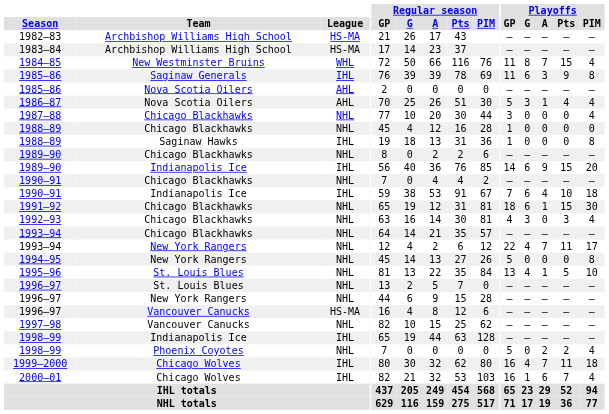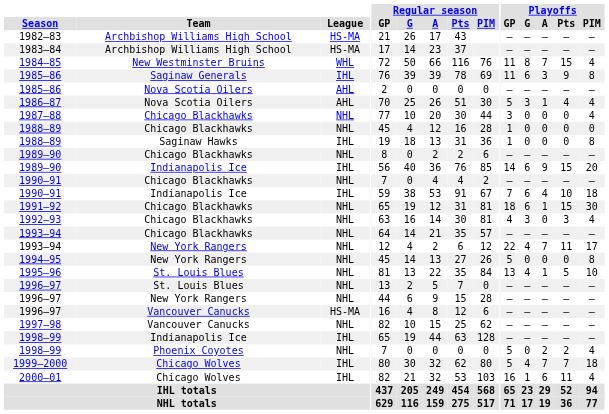(510, 364) 16 -> (510, 364) 5
(566, 364) 11 -> (566, 364) 7
(566, 377) 7 -> (566, 377) 11
